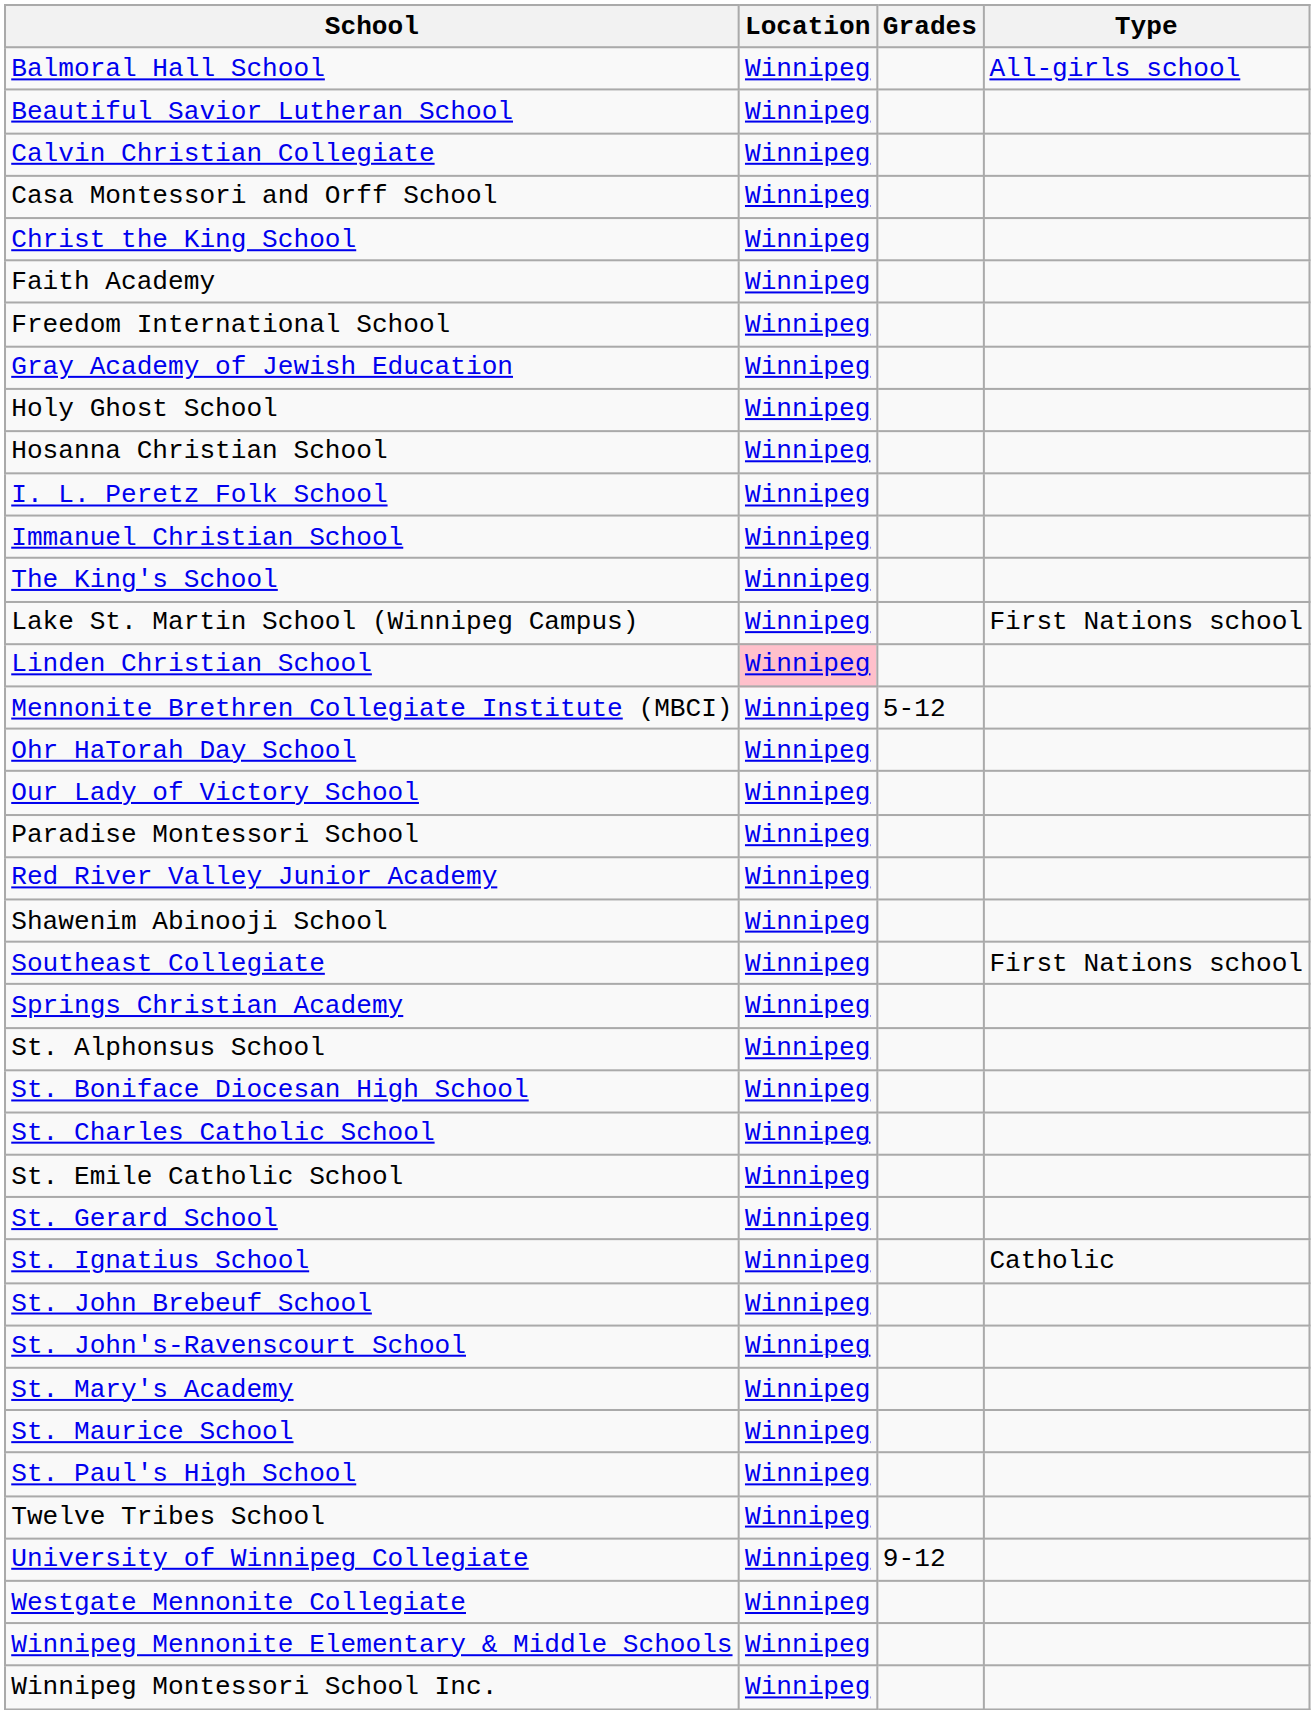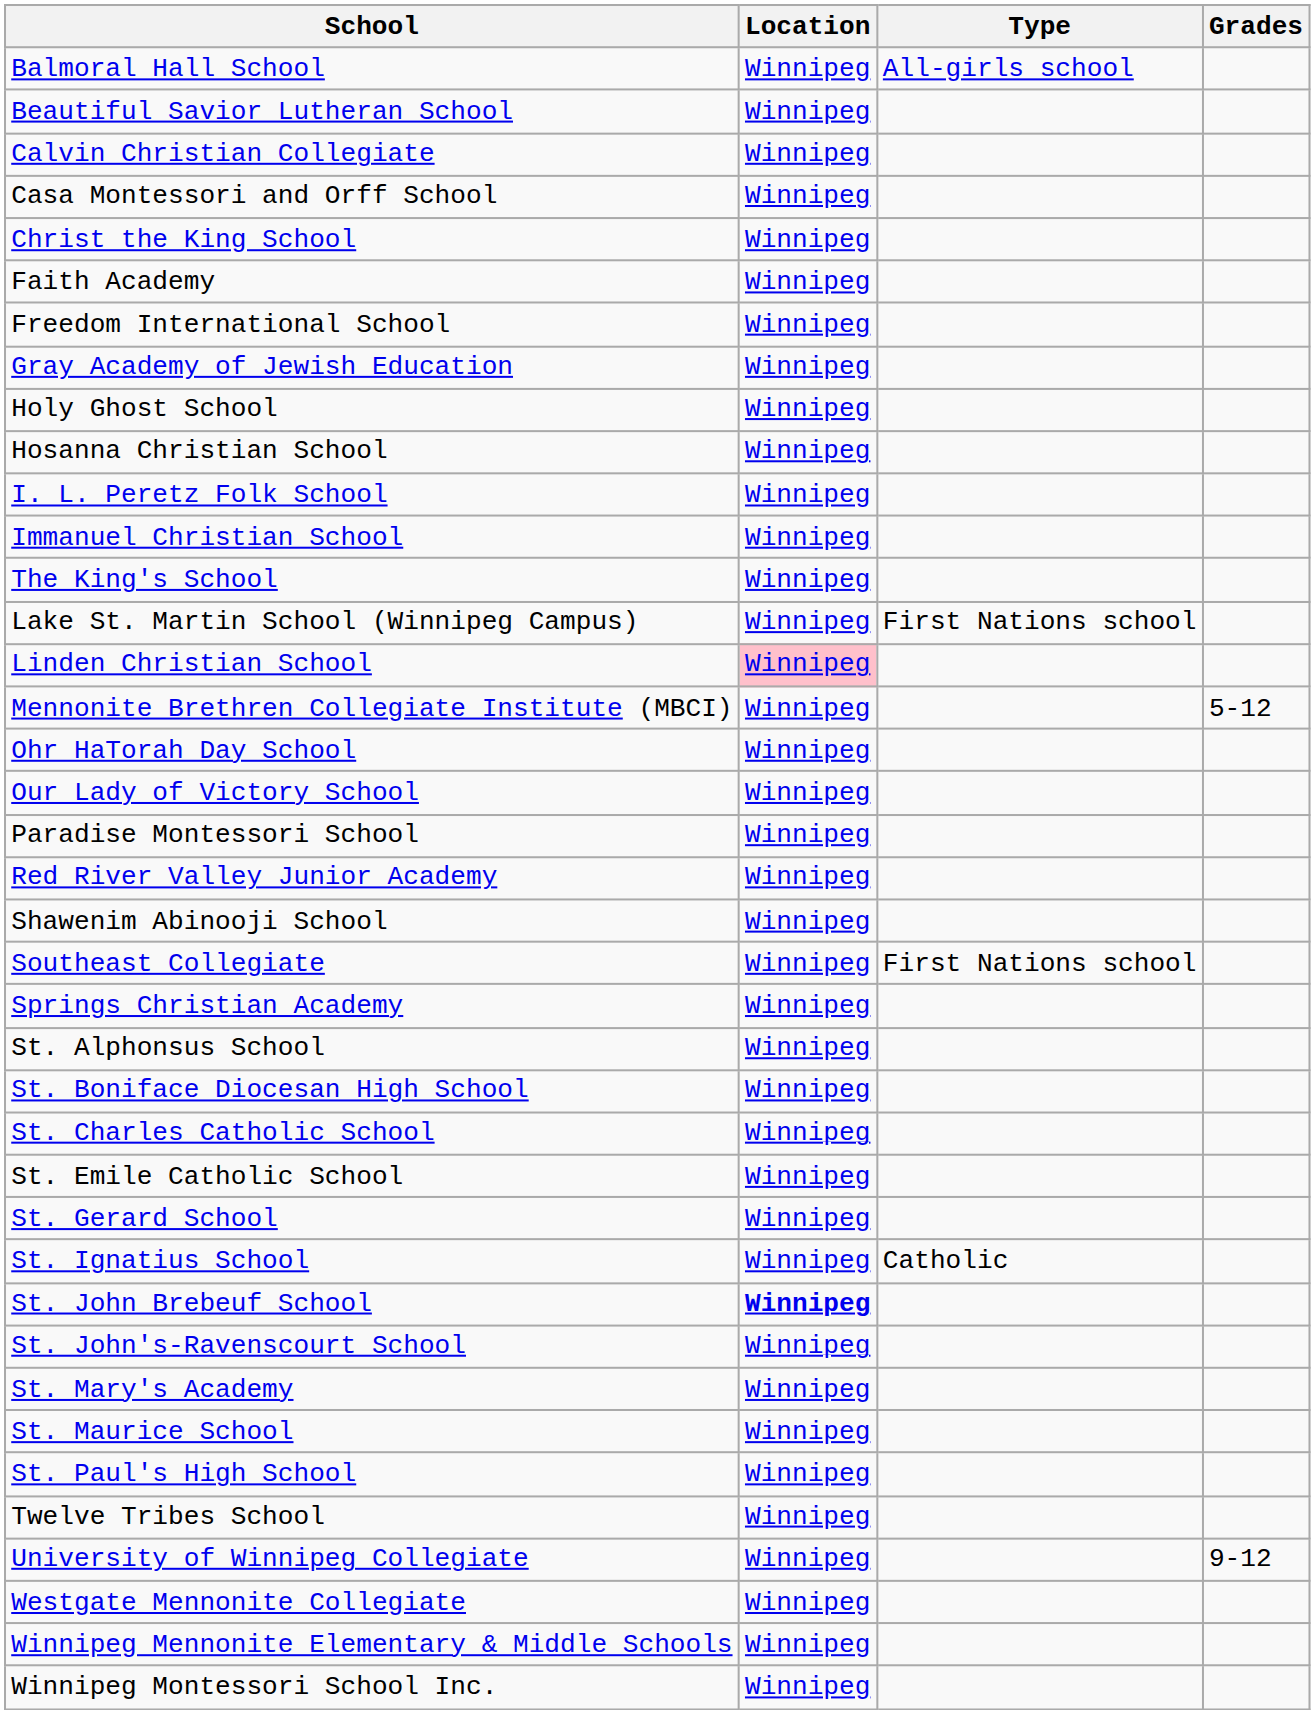columns swapped: (1146, 26) <-> (930, 26)
(808, 1304) normal -> (808, 1304) bold
